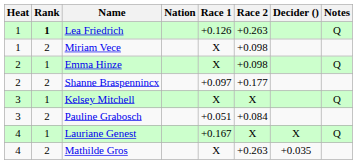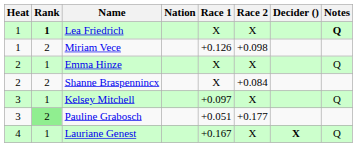(216, 30) +0.126 -> (216, 30) X
(252, 30) +0.263 -> (252, 30) X
(337, 30) normal -> (337, 30) bold
(216, 47) X -> (216, 47) +0.126
(252, 64) +0.098 -> (252, 64) X
(216, 82) +0.097 -> (216, 82) X
(252, 82) +0.177 -> (252, 82) +0.084
(216, 99) X -> (216, 99) +0.097
(47, 116) no background -> (47, 116) lightgreen background
(252, 116) +0.084 -> (252, 116) +0.177
(296, 133) normal -> (296, 133) bold
- row: (96, 151)
